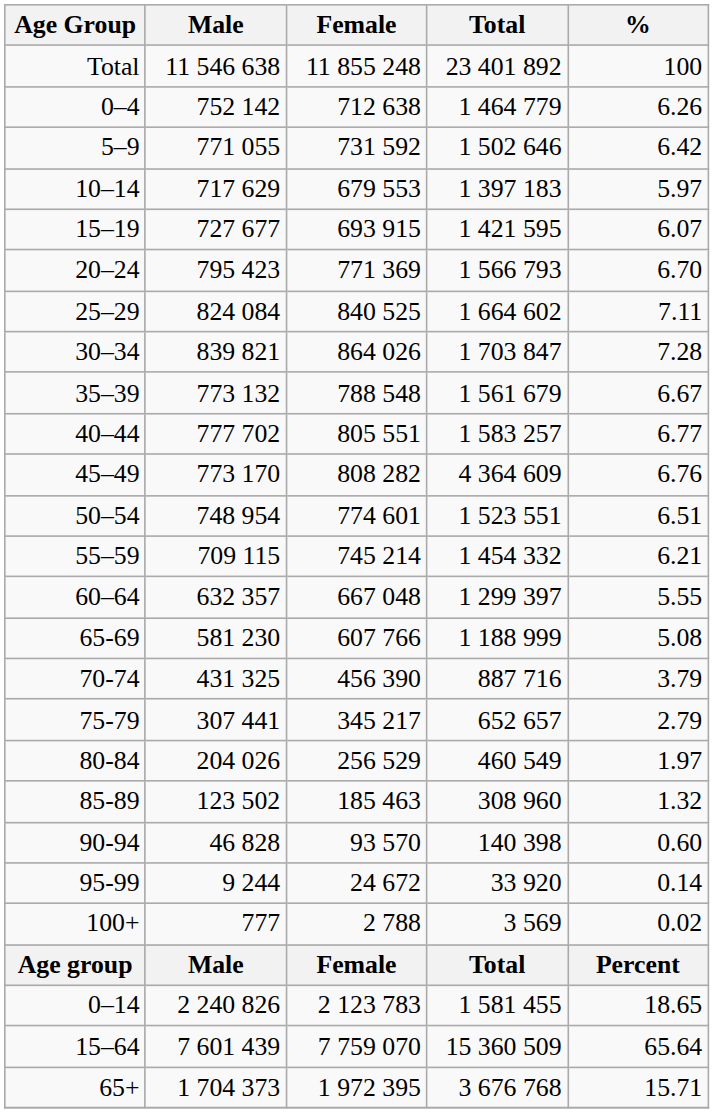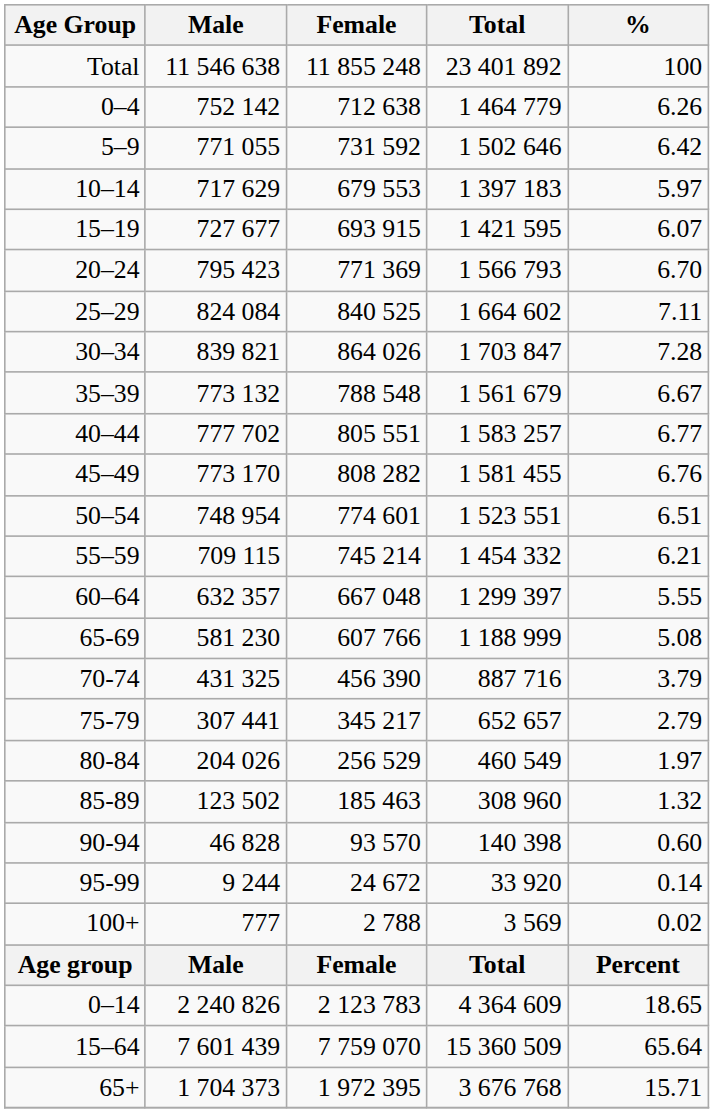(510, 474) 4 364 609 -> (510, 474) 1 581 455
(510, 1005) 1 581 455 -> (510, 1005) 4 364 609
